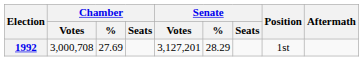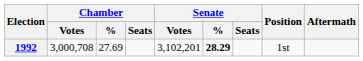(179, 47) 3,127,201 -> (179, 47) 3,102,201
(218, 47) normal -> (218, 47) bold
